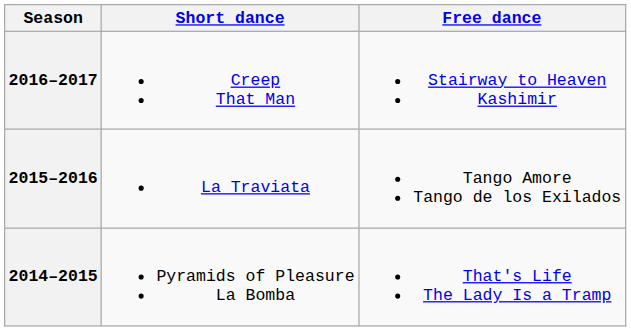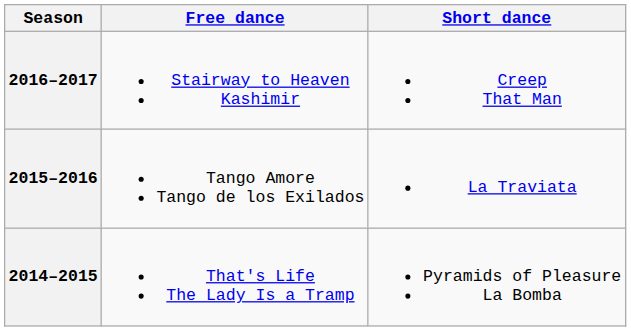columns swapped: (230, 18) <-> (492, 18)
